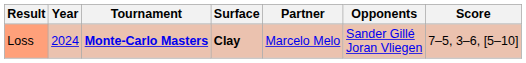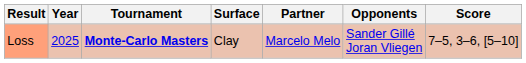(65, 41) 2024 -> (65, 41) 2025
(227, 41) bold -> (226, 41) normal
